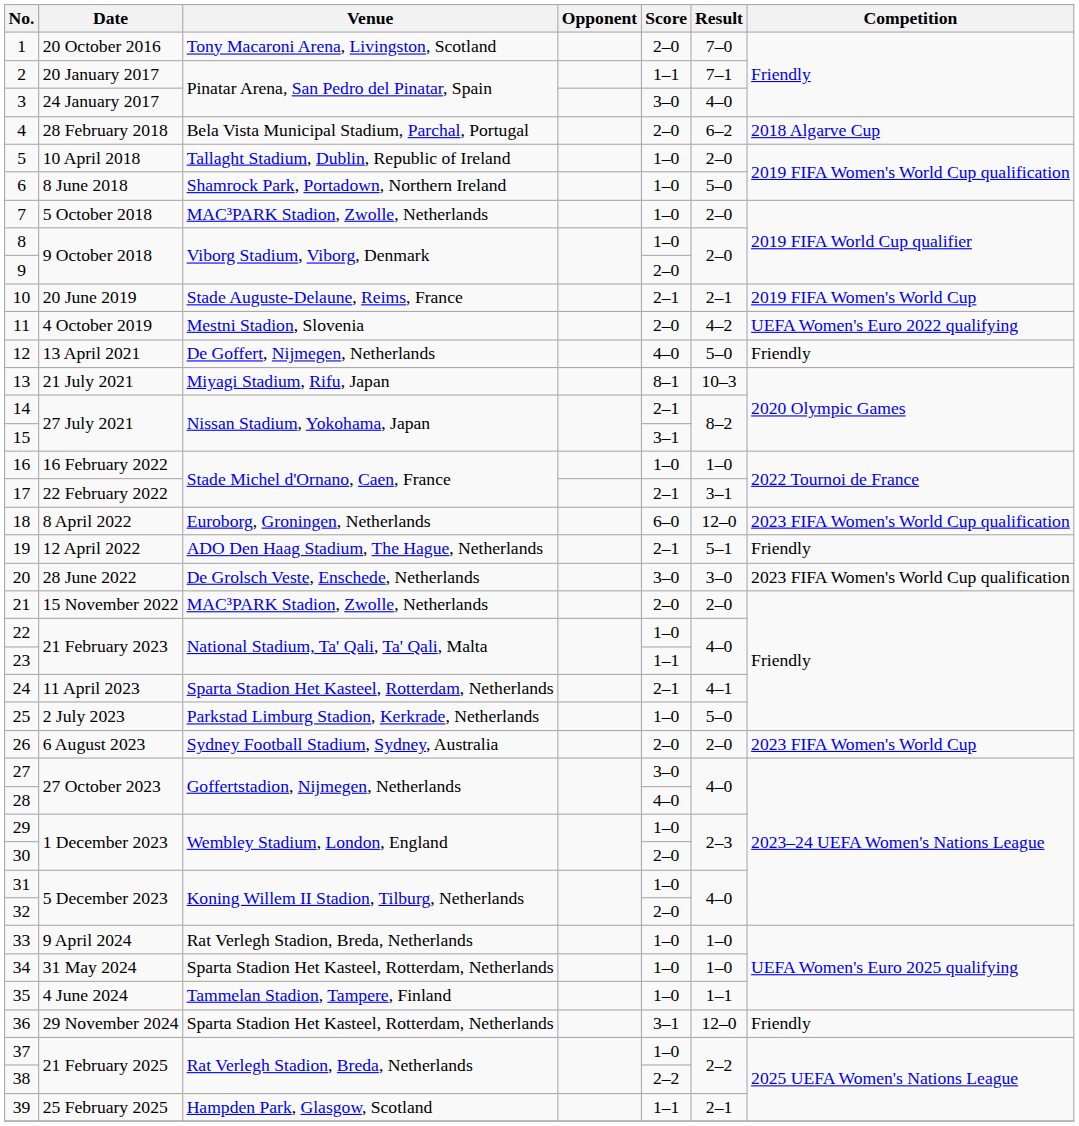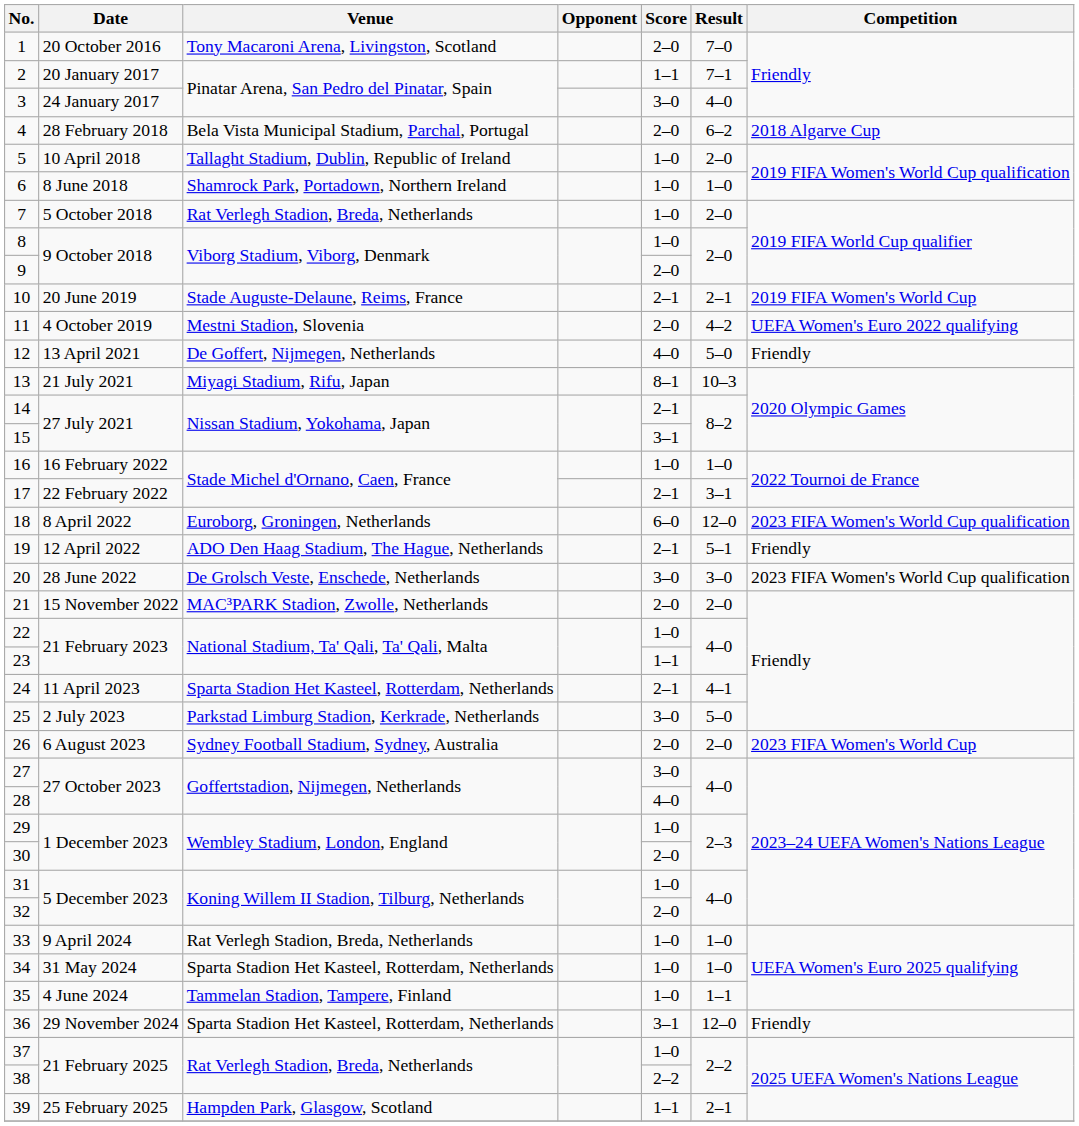(719, 185) 5–0 -> (719, 185) 1–0
(337, 213) MAC³PARK Stadion, Zwolle, Netherlands -> (330, 213) Rat Verlegh Stadion, Breda, Netherlands
(666, 716) 1–0 -> (666, 716) 3–0
